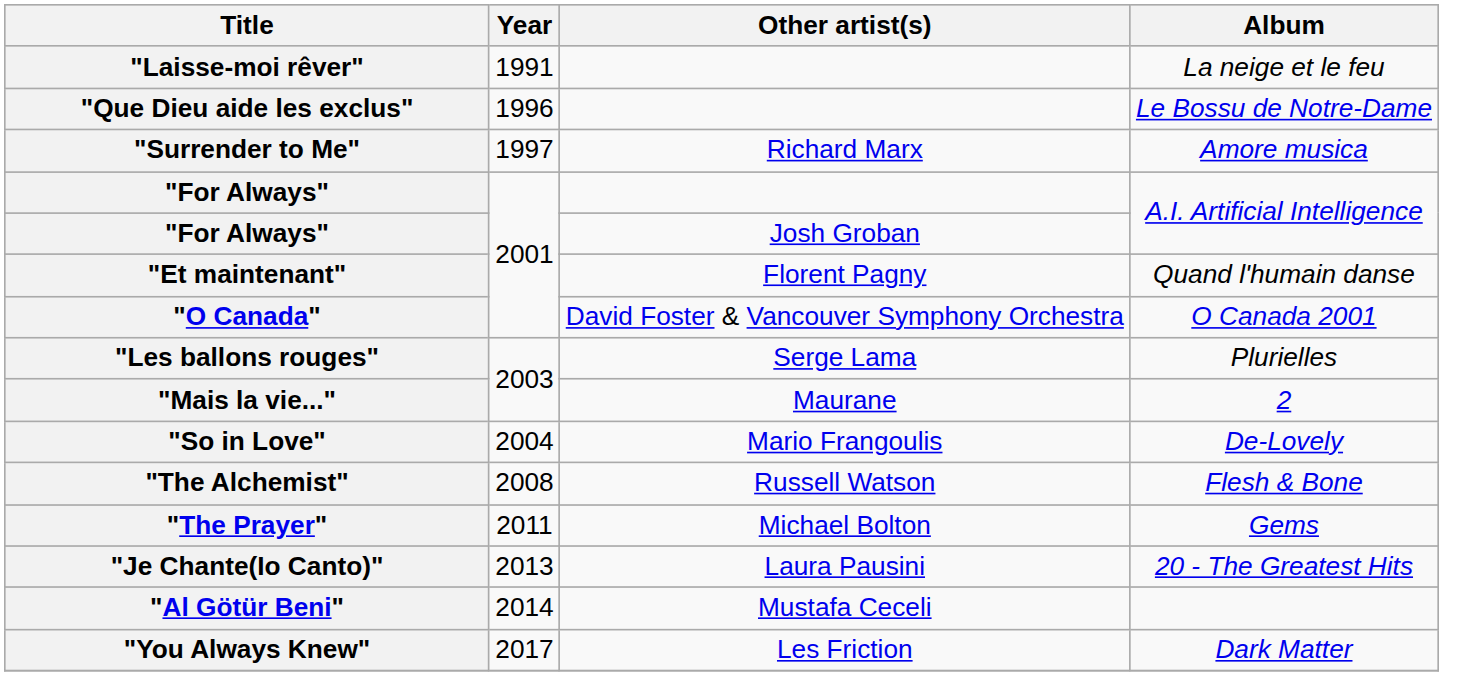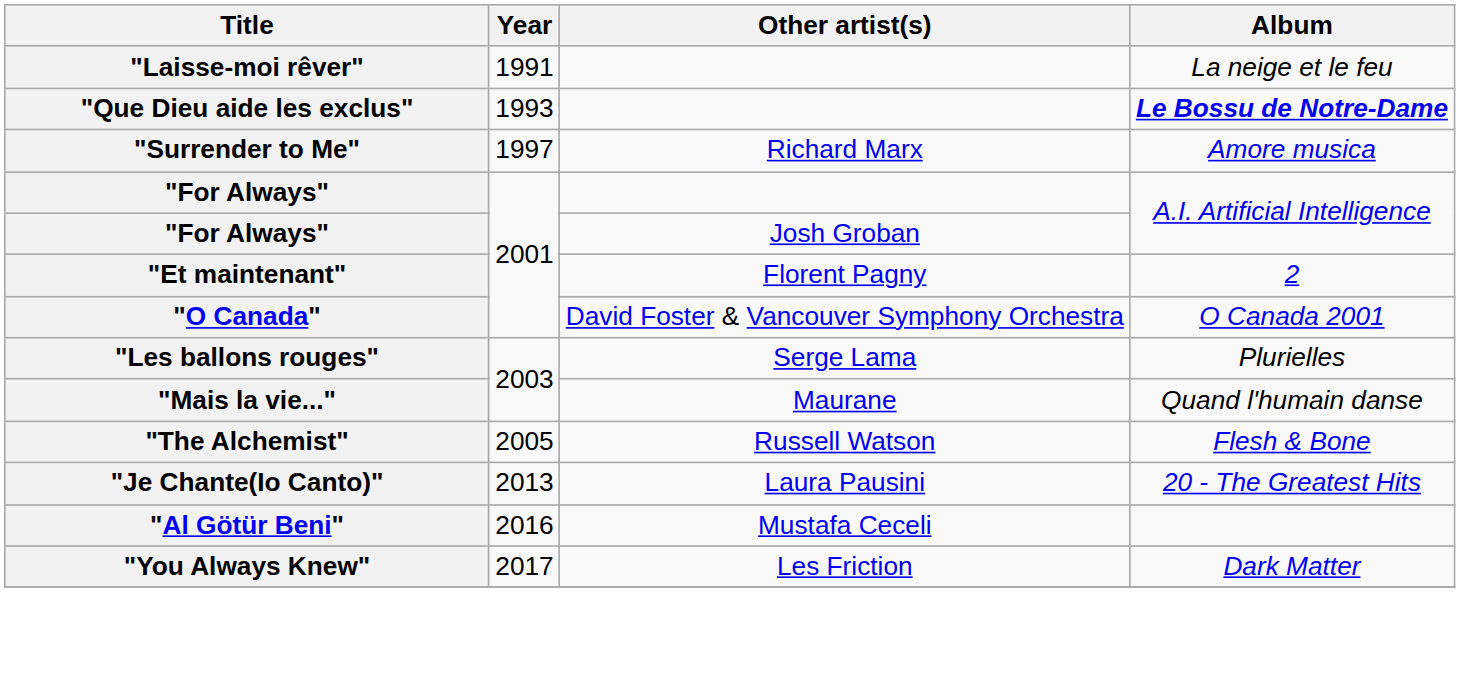(524, 108) 1996 -> (524, 108) 1993
(1284, 108) normal -> (1292, 108) bold
(1284, 274) Quand l'humain danse -> (1292, 274) 2
(1284, 399) 2 -> (1292, 399) Quand l'humain danse
- row: (247, 441)
(524, 483) 2008 -> (524, 441) 2005
- row: (247, 524)
(524, 607) 2014 -> (524, 524) 2016
